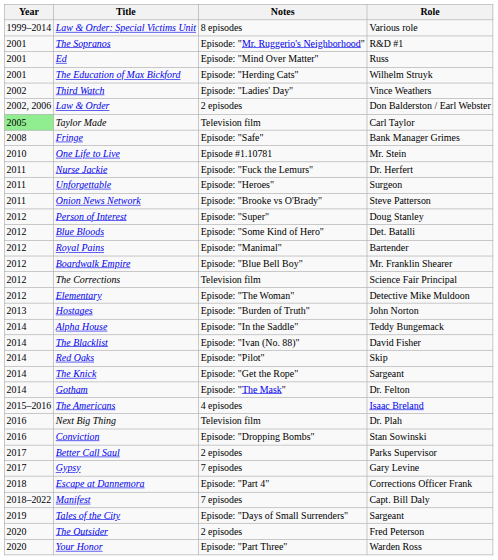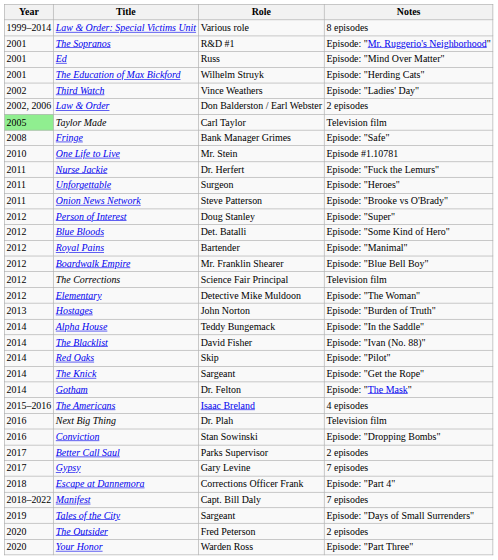columns swapped: (430, 12) <-> (283, 12)
